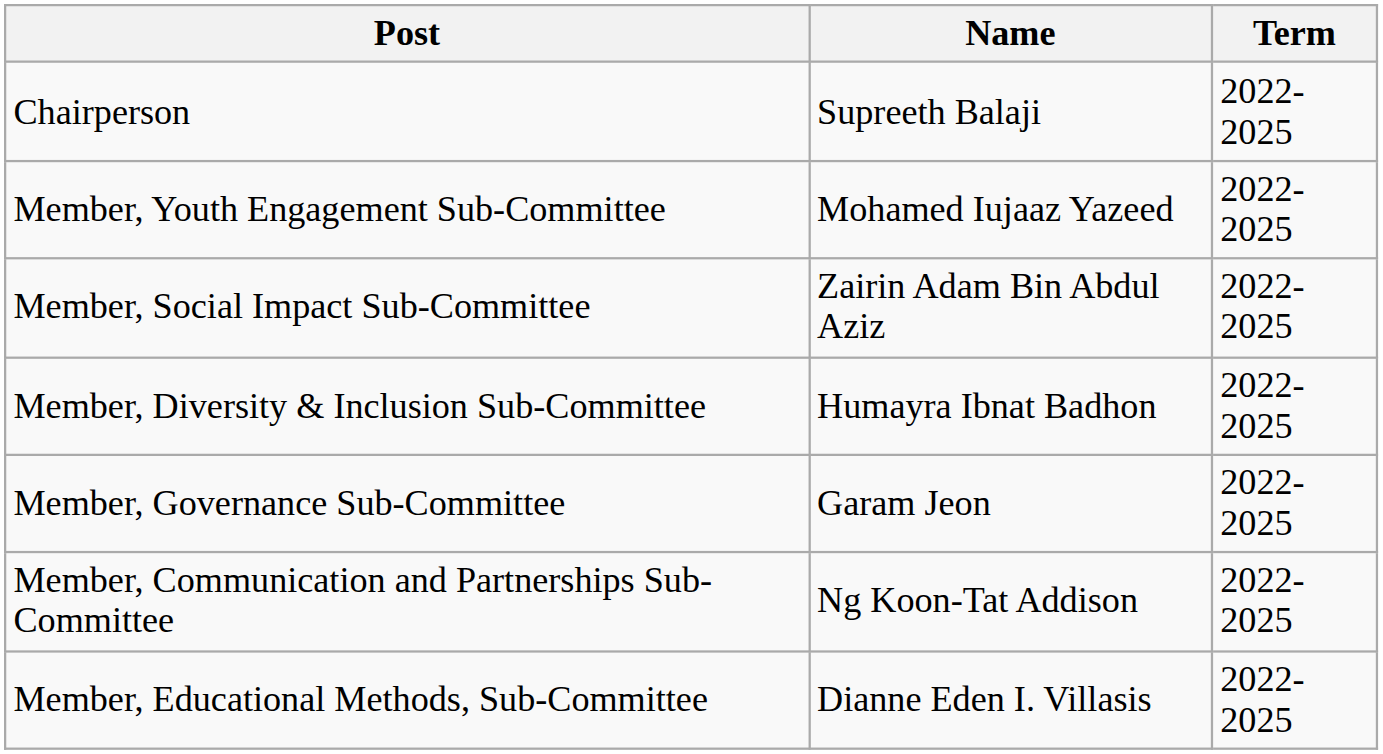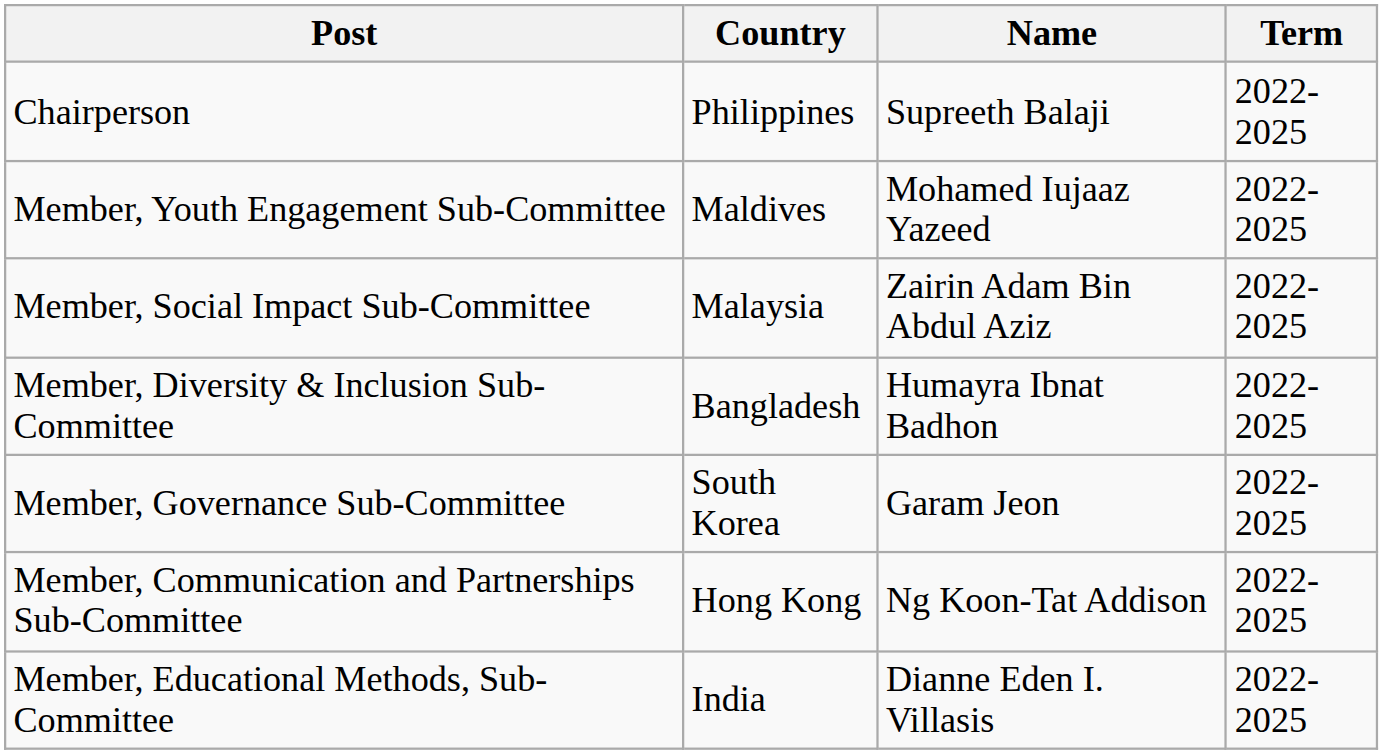+ column: (780, 33)
